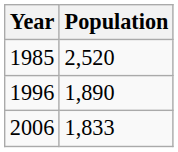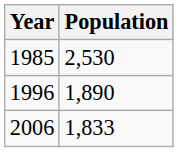(90, 57) 2,520 -> (90, 57) 2,530
